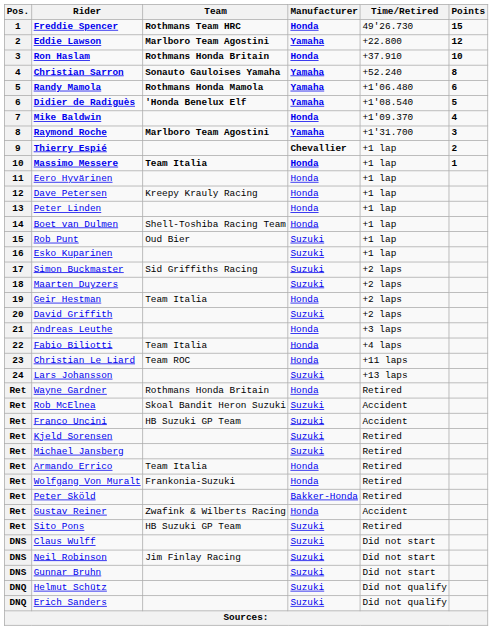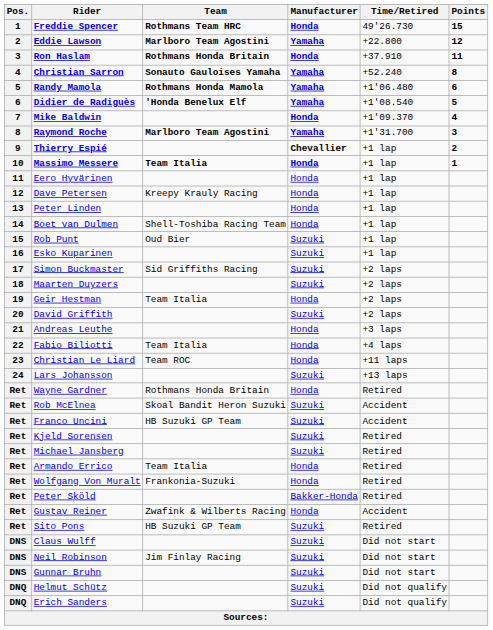(457, 58) 10 -> (457, 58) 11
